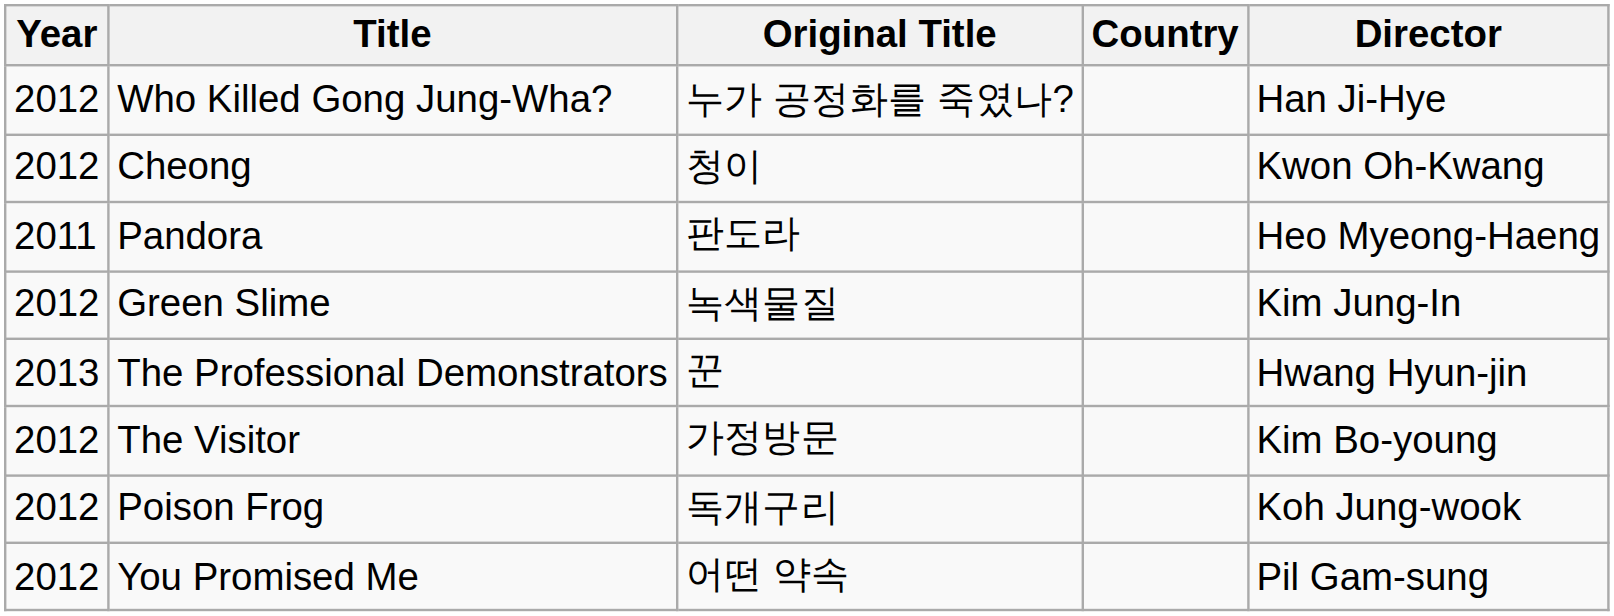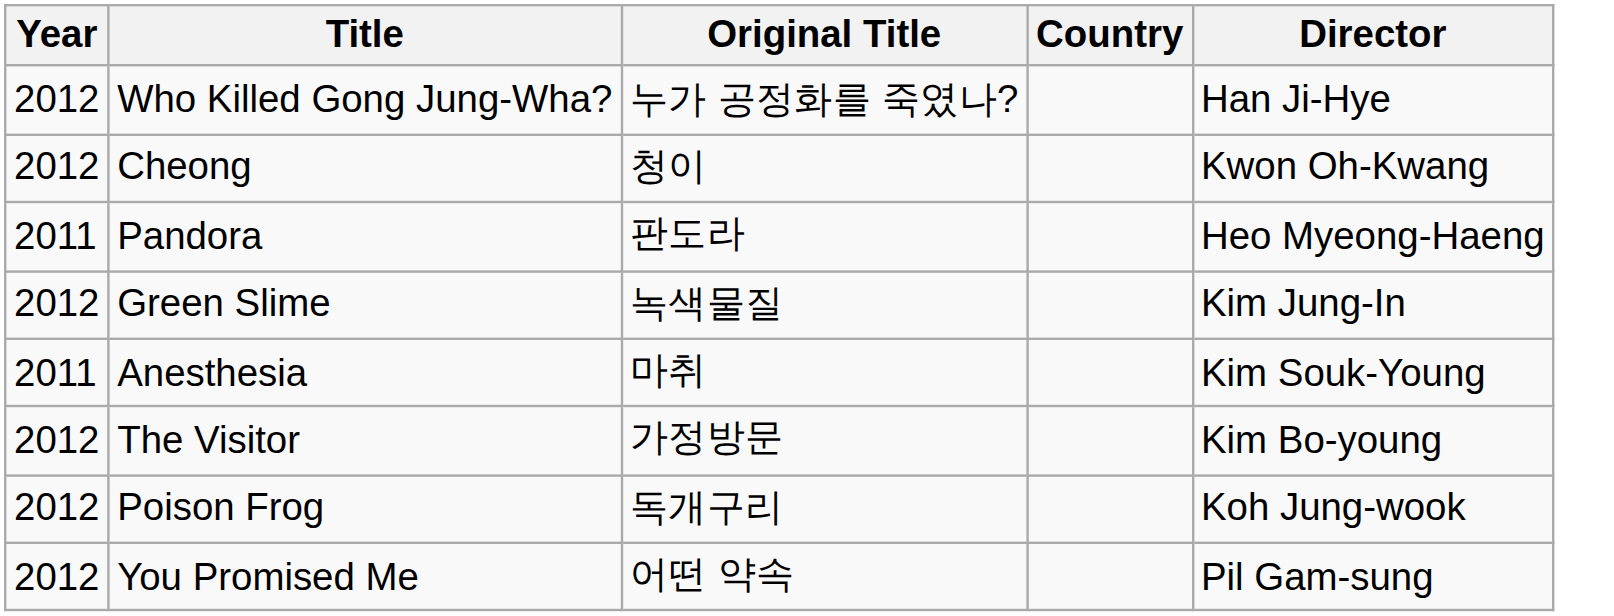+ row: (212, 371)
- row: (393, 371)
